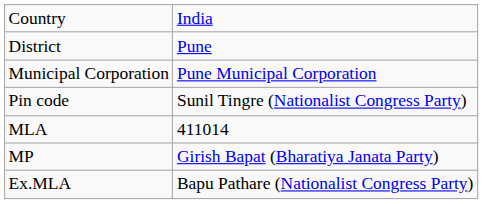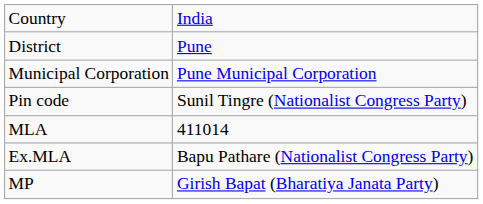rows swapped: (40, 184) <-> (21, 156)
